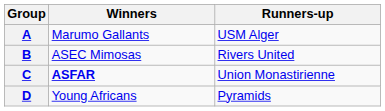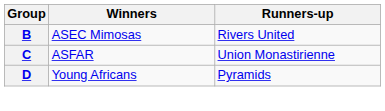- row: (27, 34)
(73, 75) bold -> (73, 55) normal
